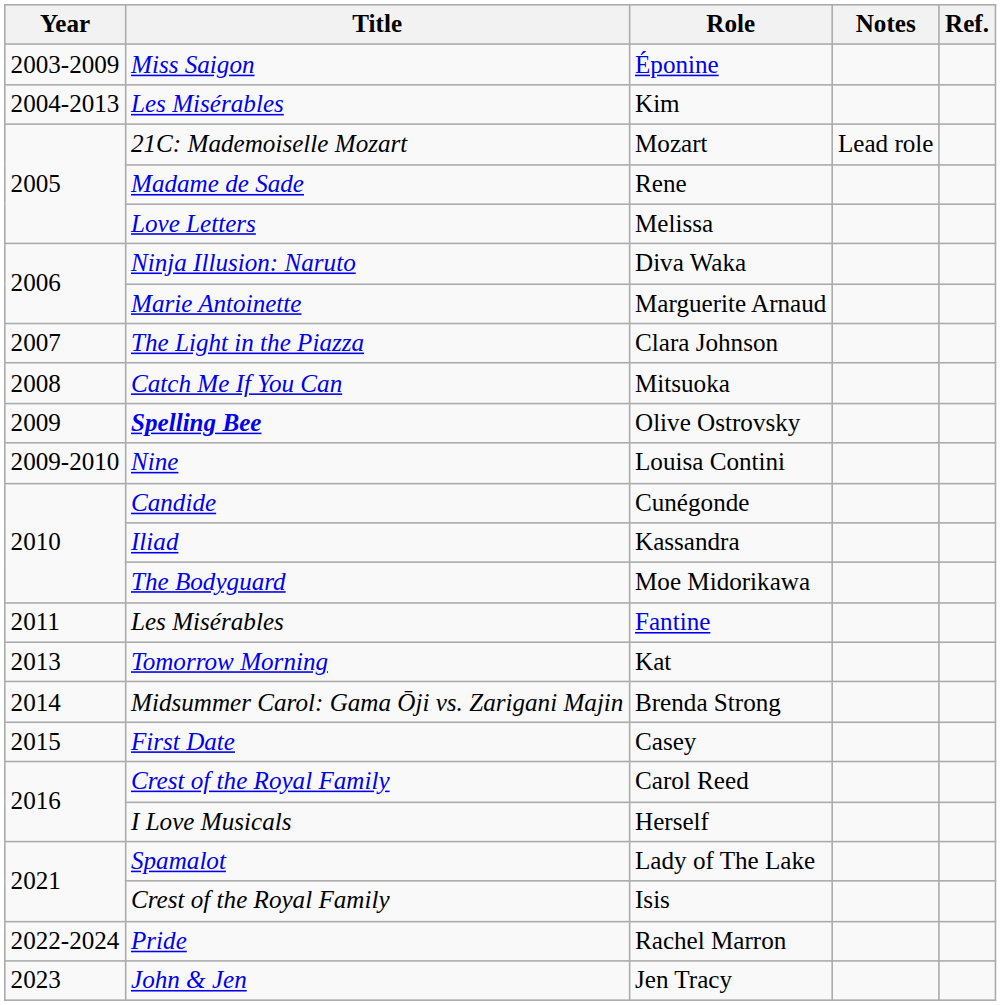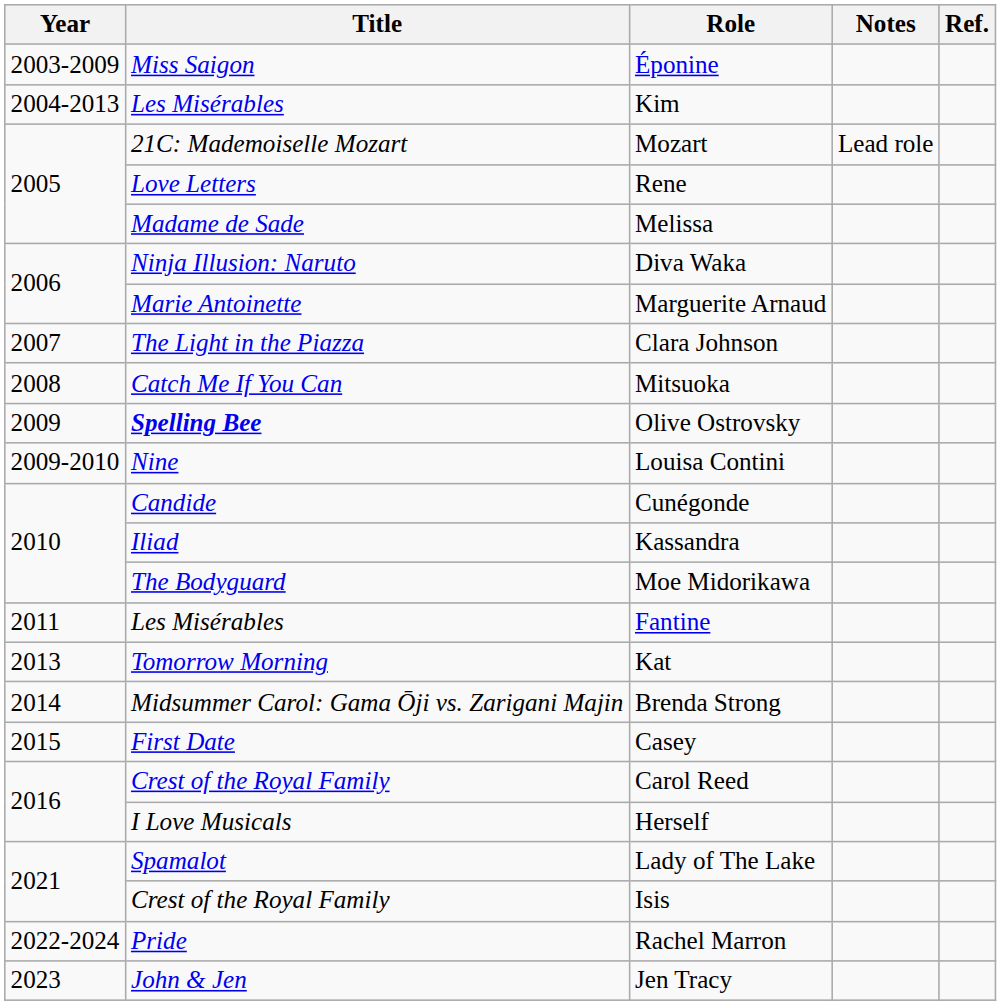(217, 183) Madame de Sade -> (193, 183) Love Letters
(193, 223) Love Letters -> (217, 223) Madame de Sade
